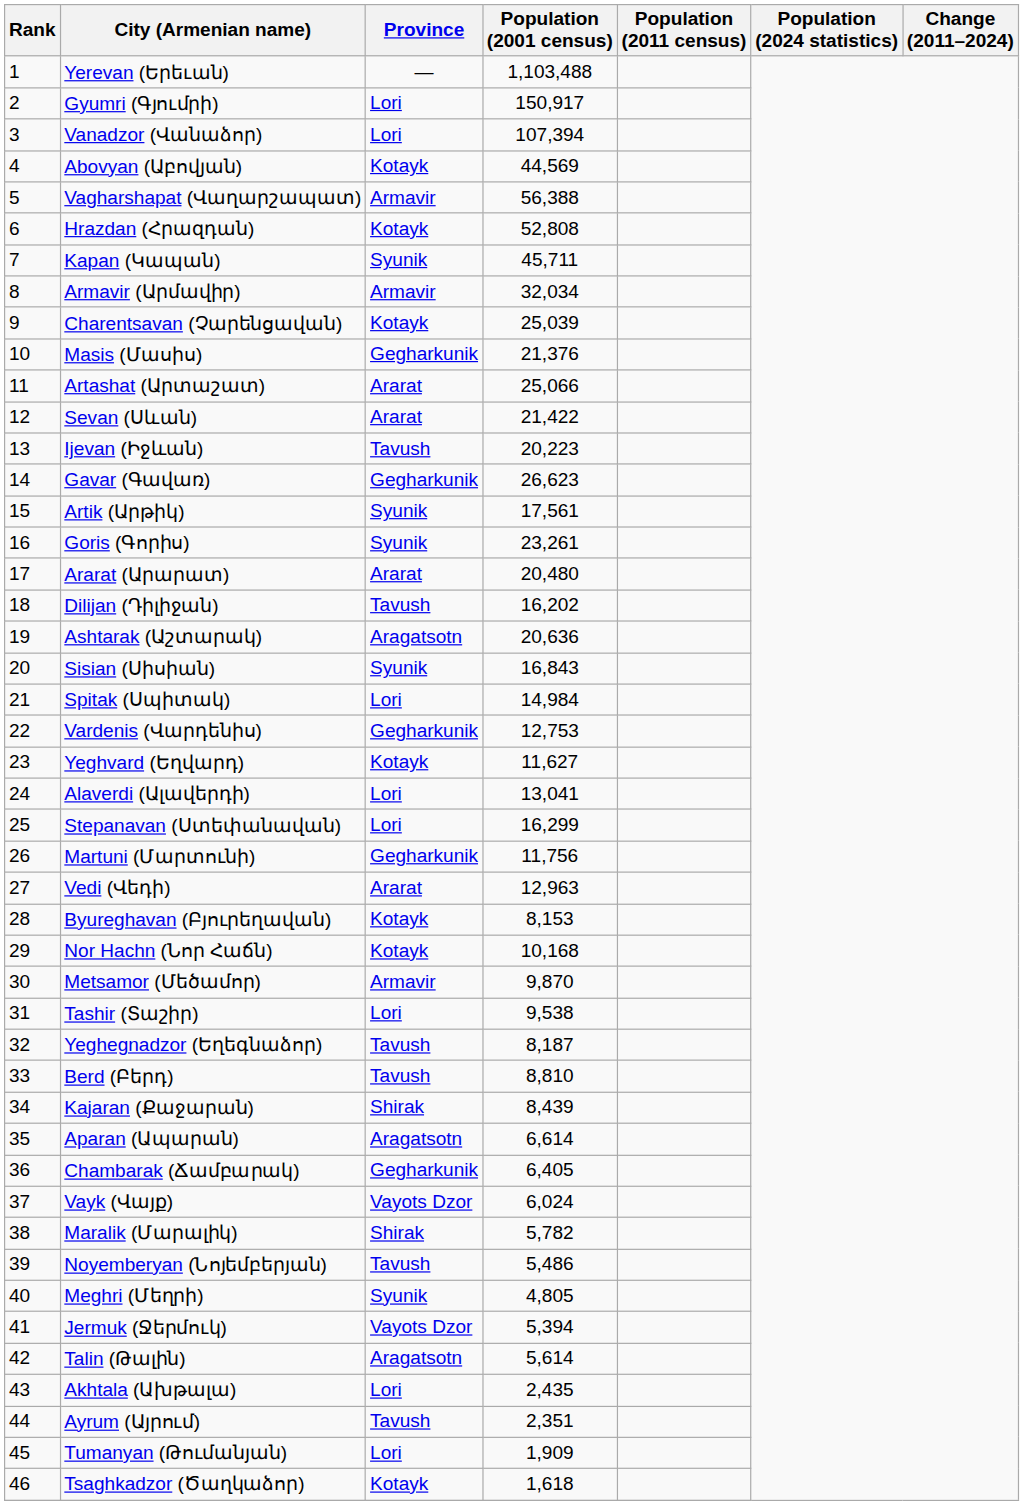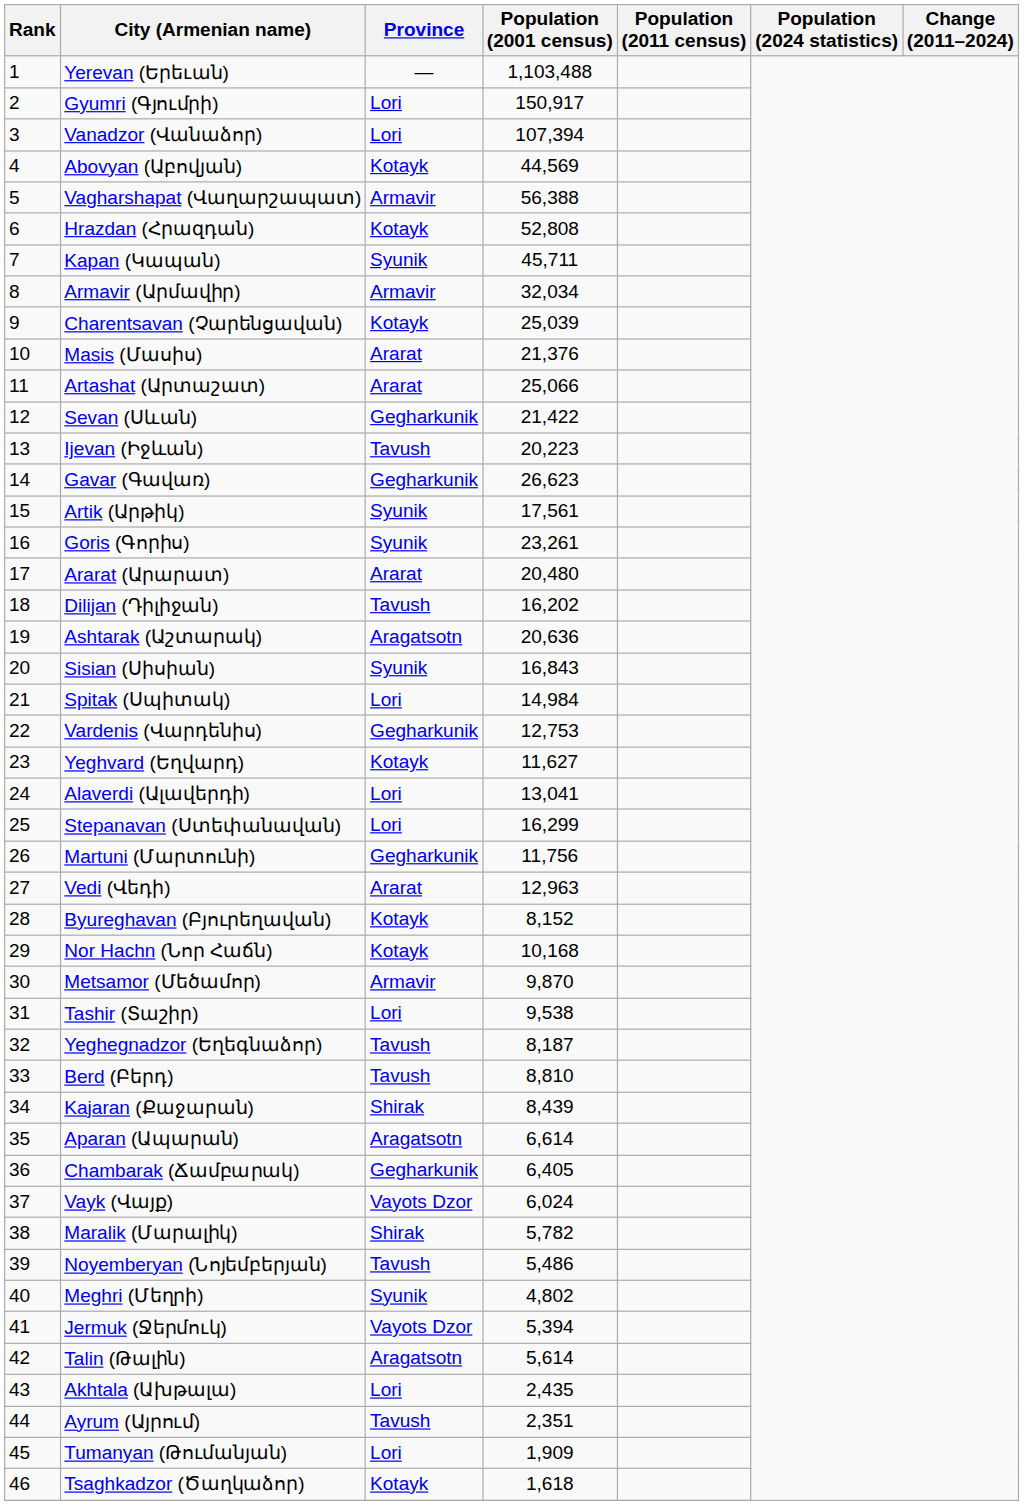(424, 354) Gegharkunik -> (396, 354) Ararat
(396, 417) Ararat -> (424, 417) Gegharkunik
(550, 919) 8,153 -> (550, 919) 8,152
(550, 1295) 4,805 -> (550, 1295) 4,802
